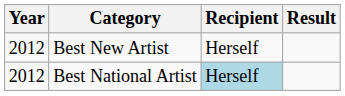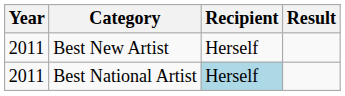(27, 47) 2012 -> (26, 47) 2011
(27, 76) 2012 -> (26, 76) 2011
